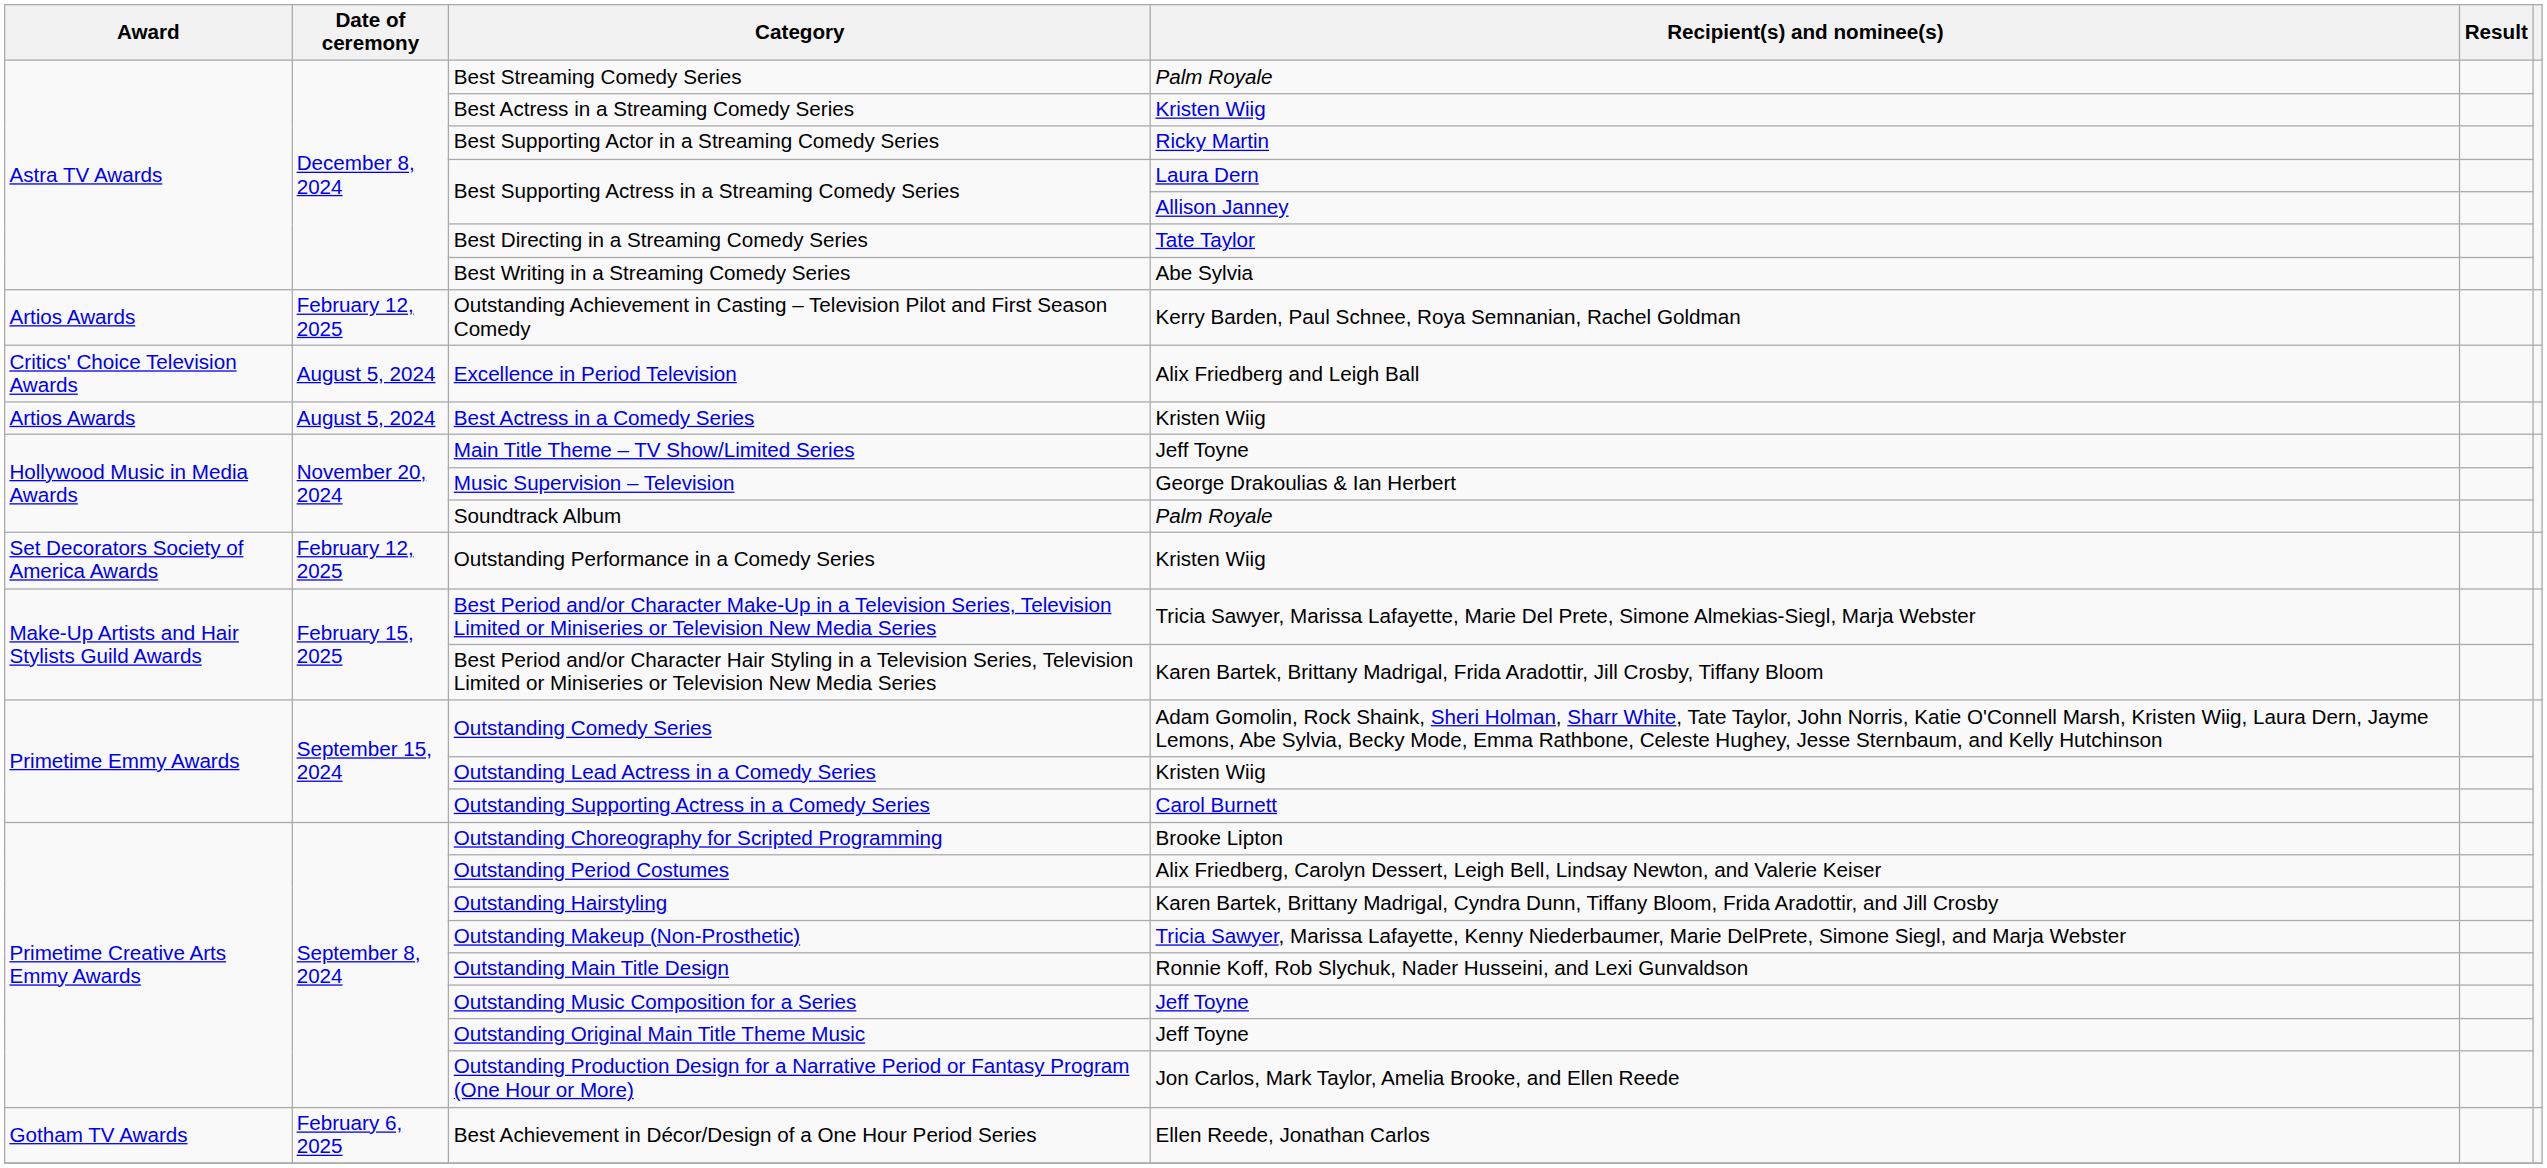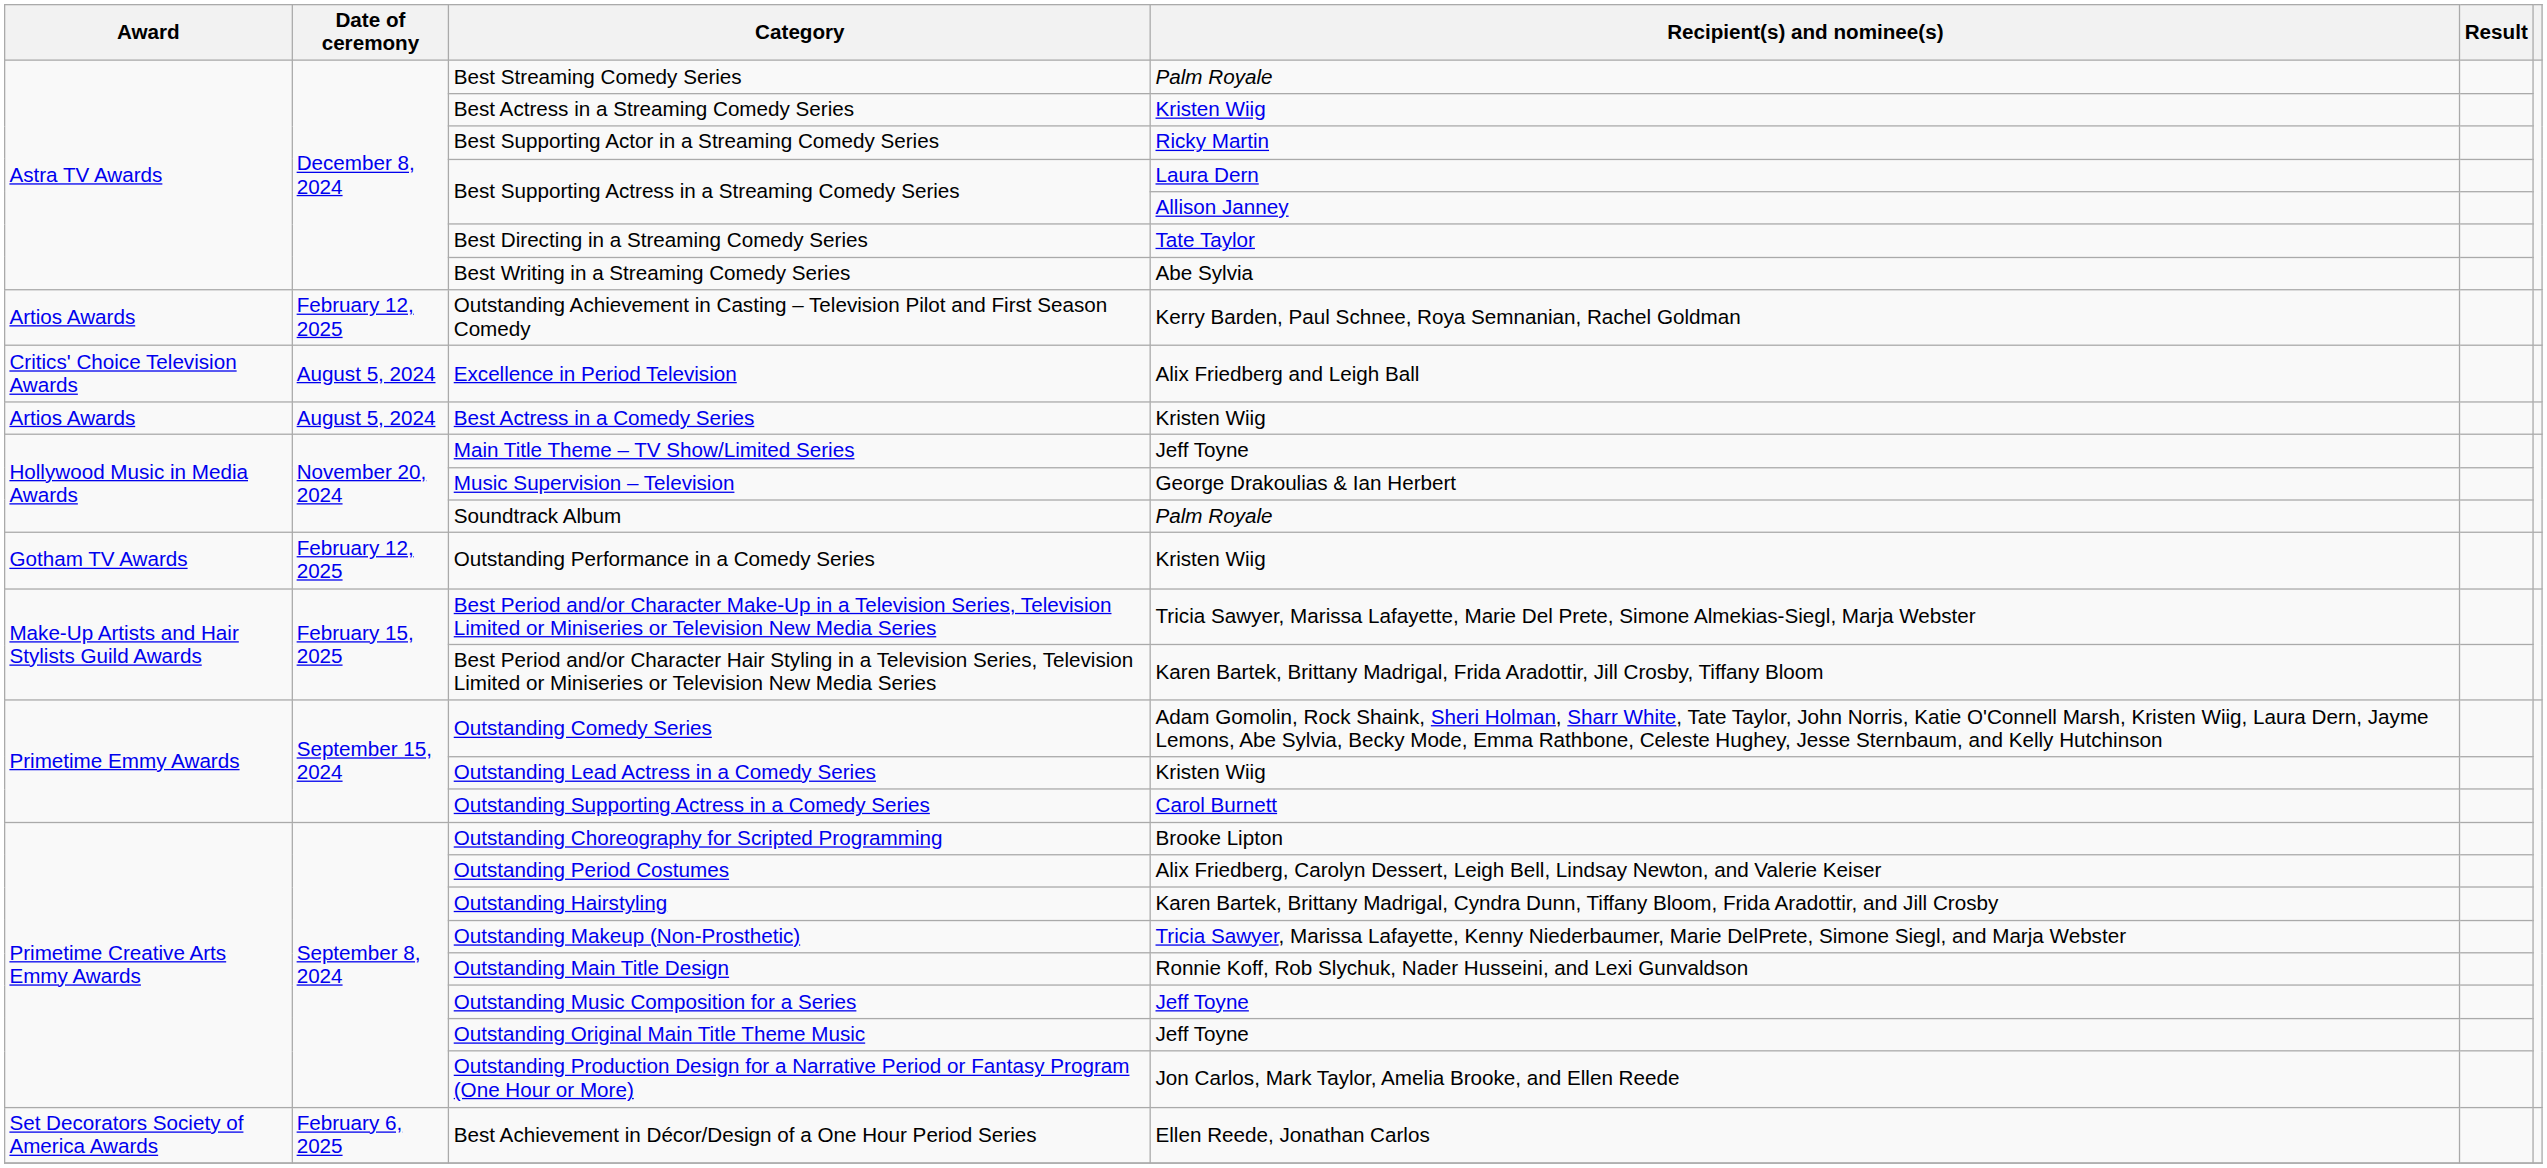(126, 560) Set Decorators Society of America Awards -> (99, 560) Gotham TV Awards
(99, 1134) Gotham TV Awards -> (126, 1134) Set Decorators Society of America Awards
